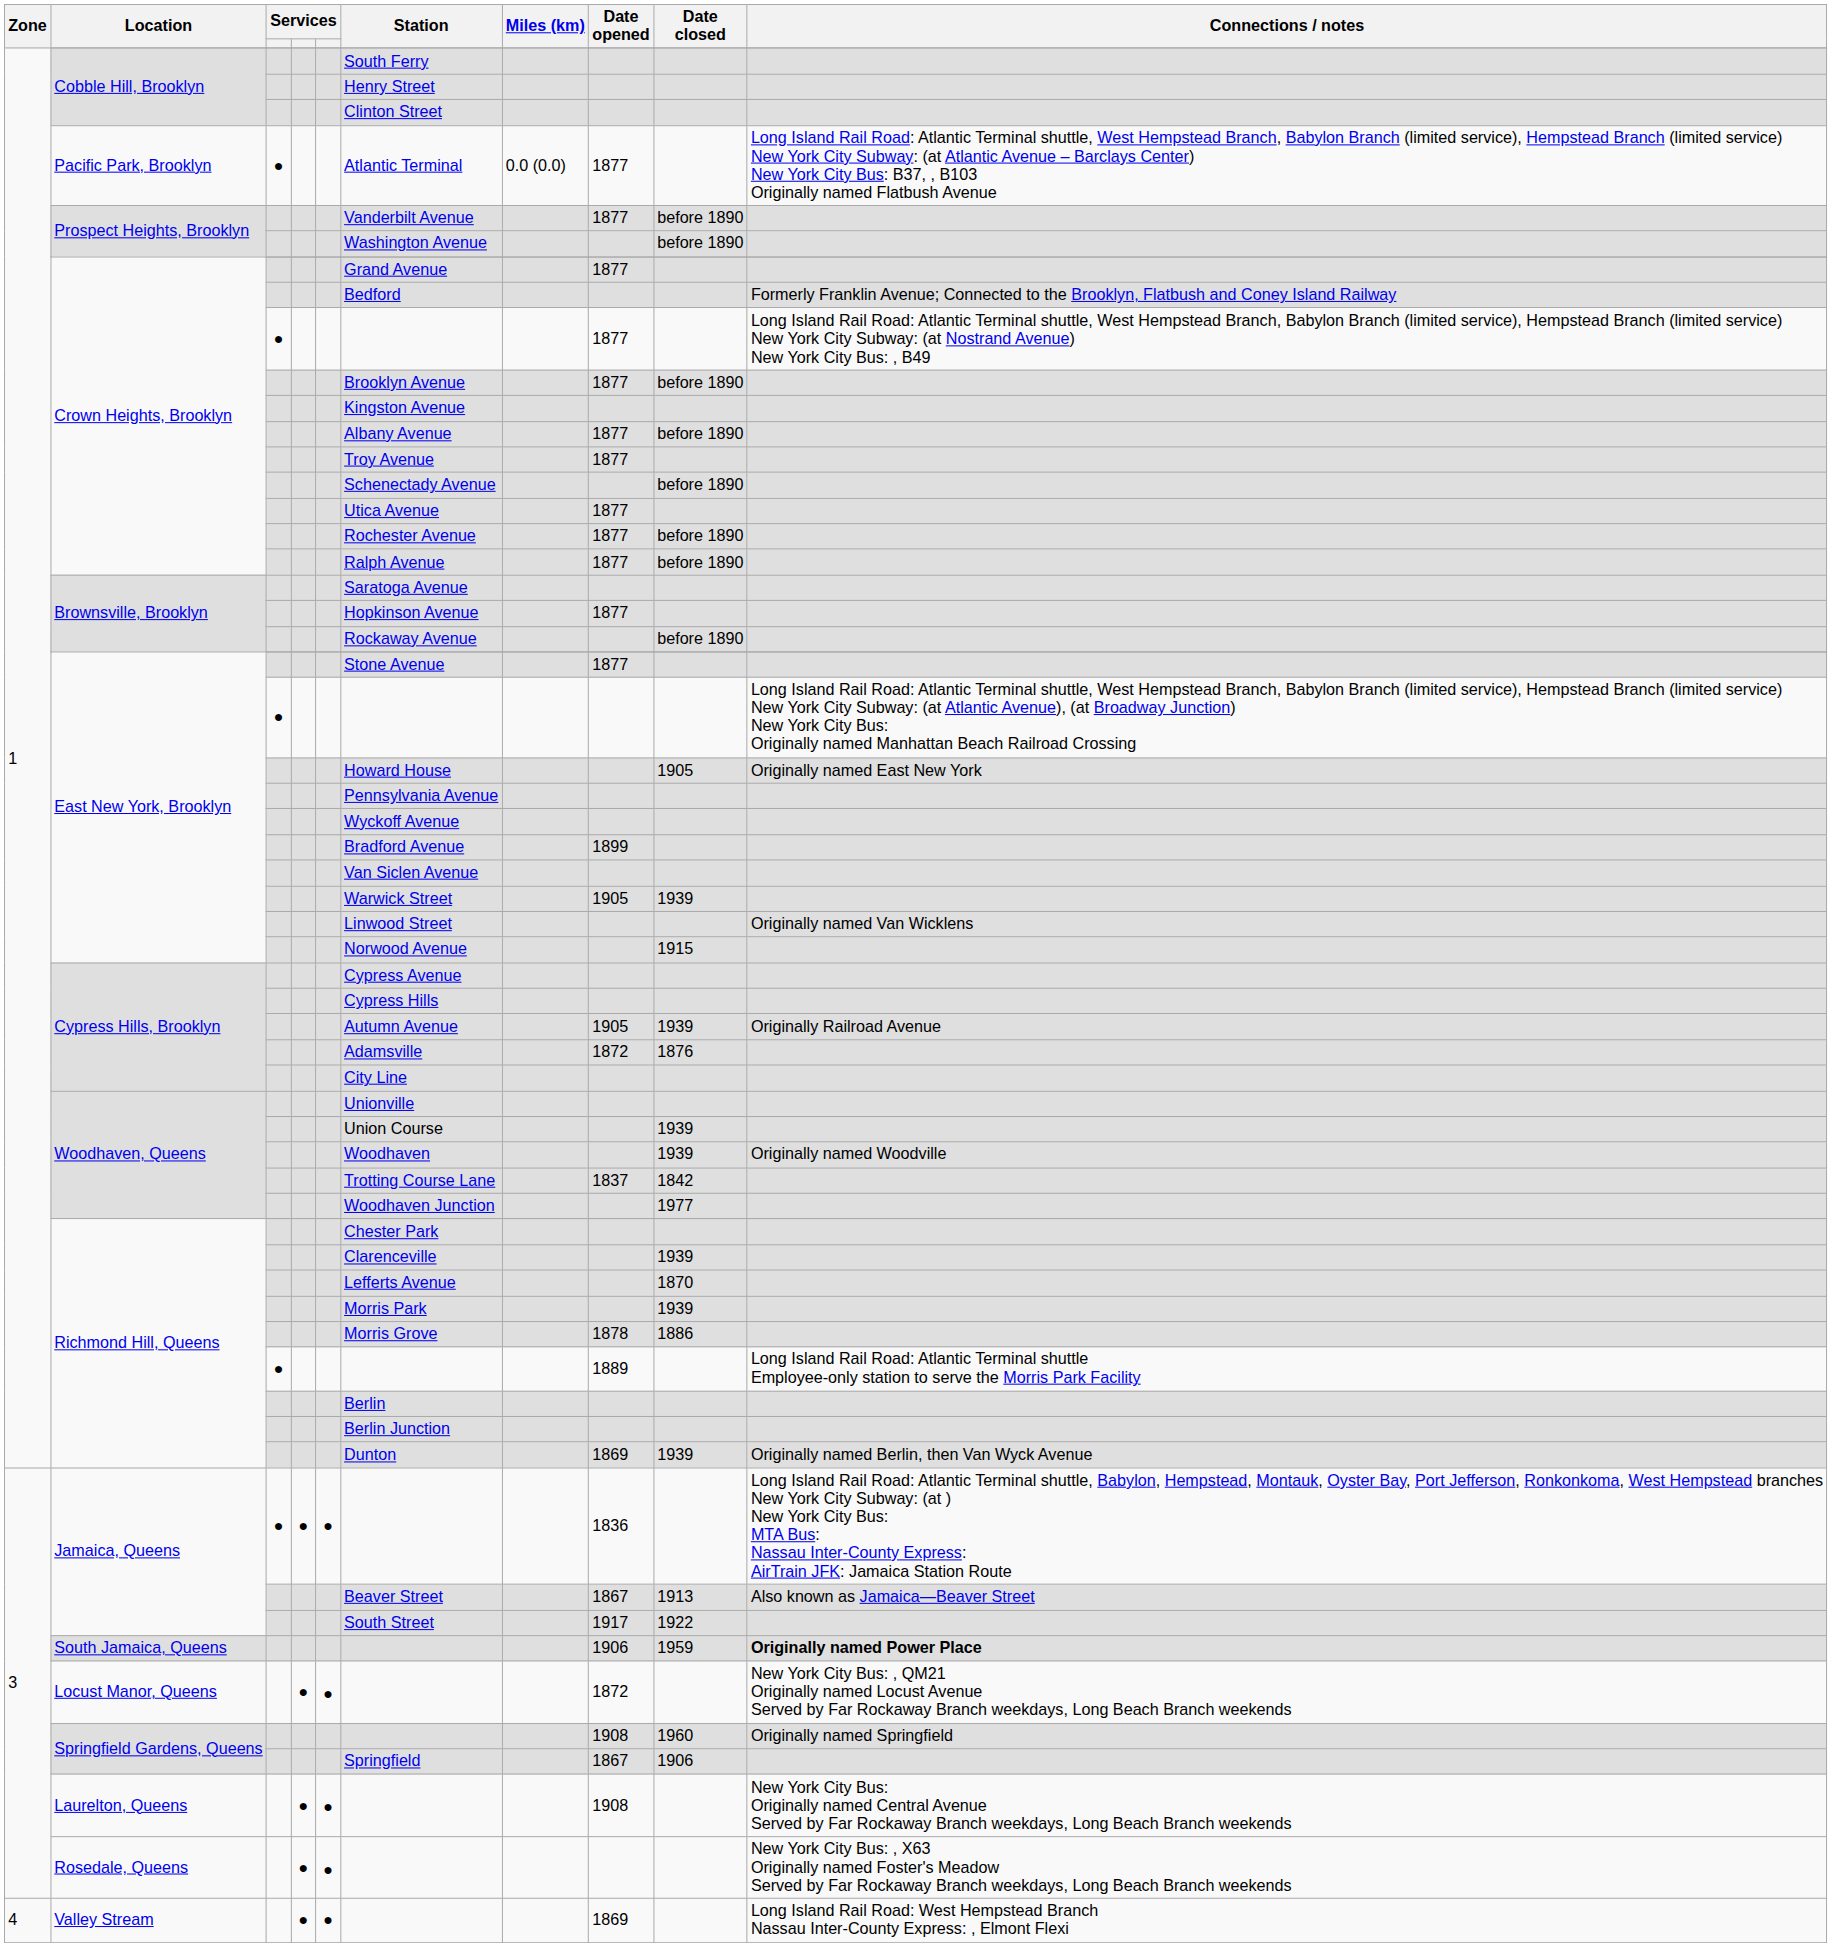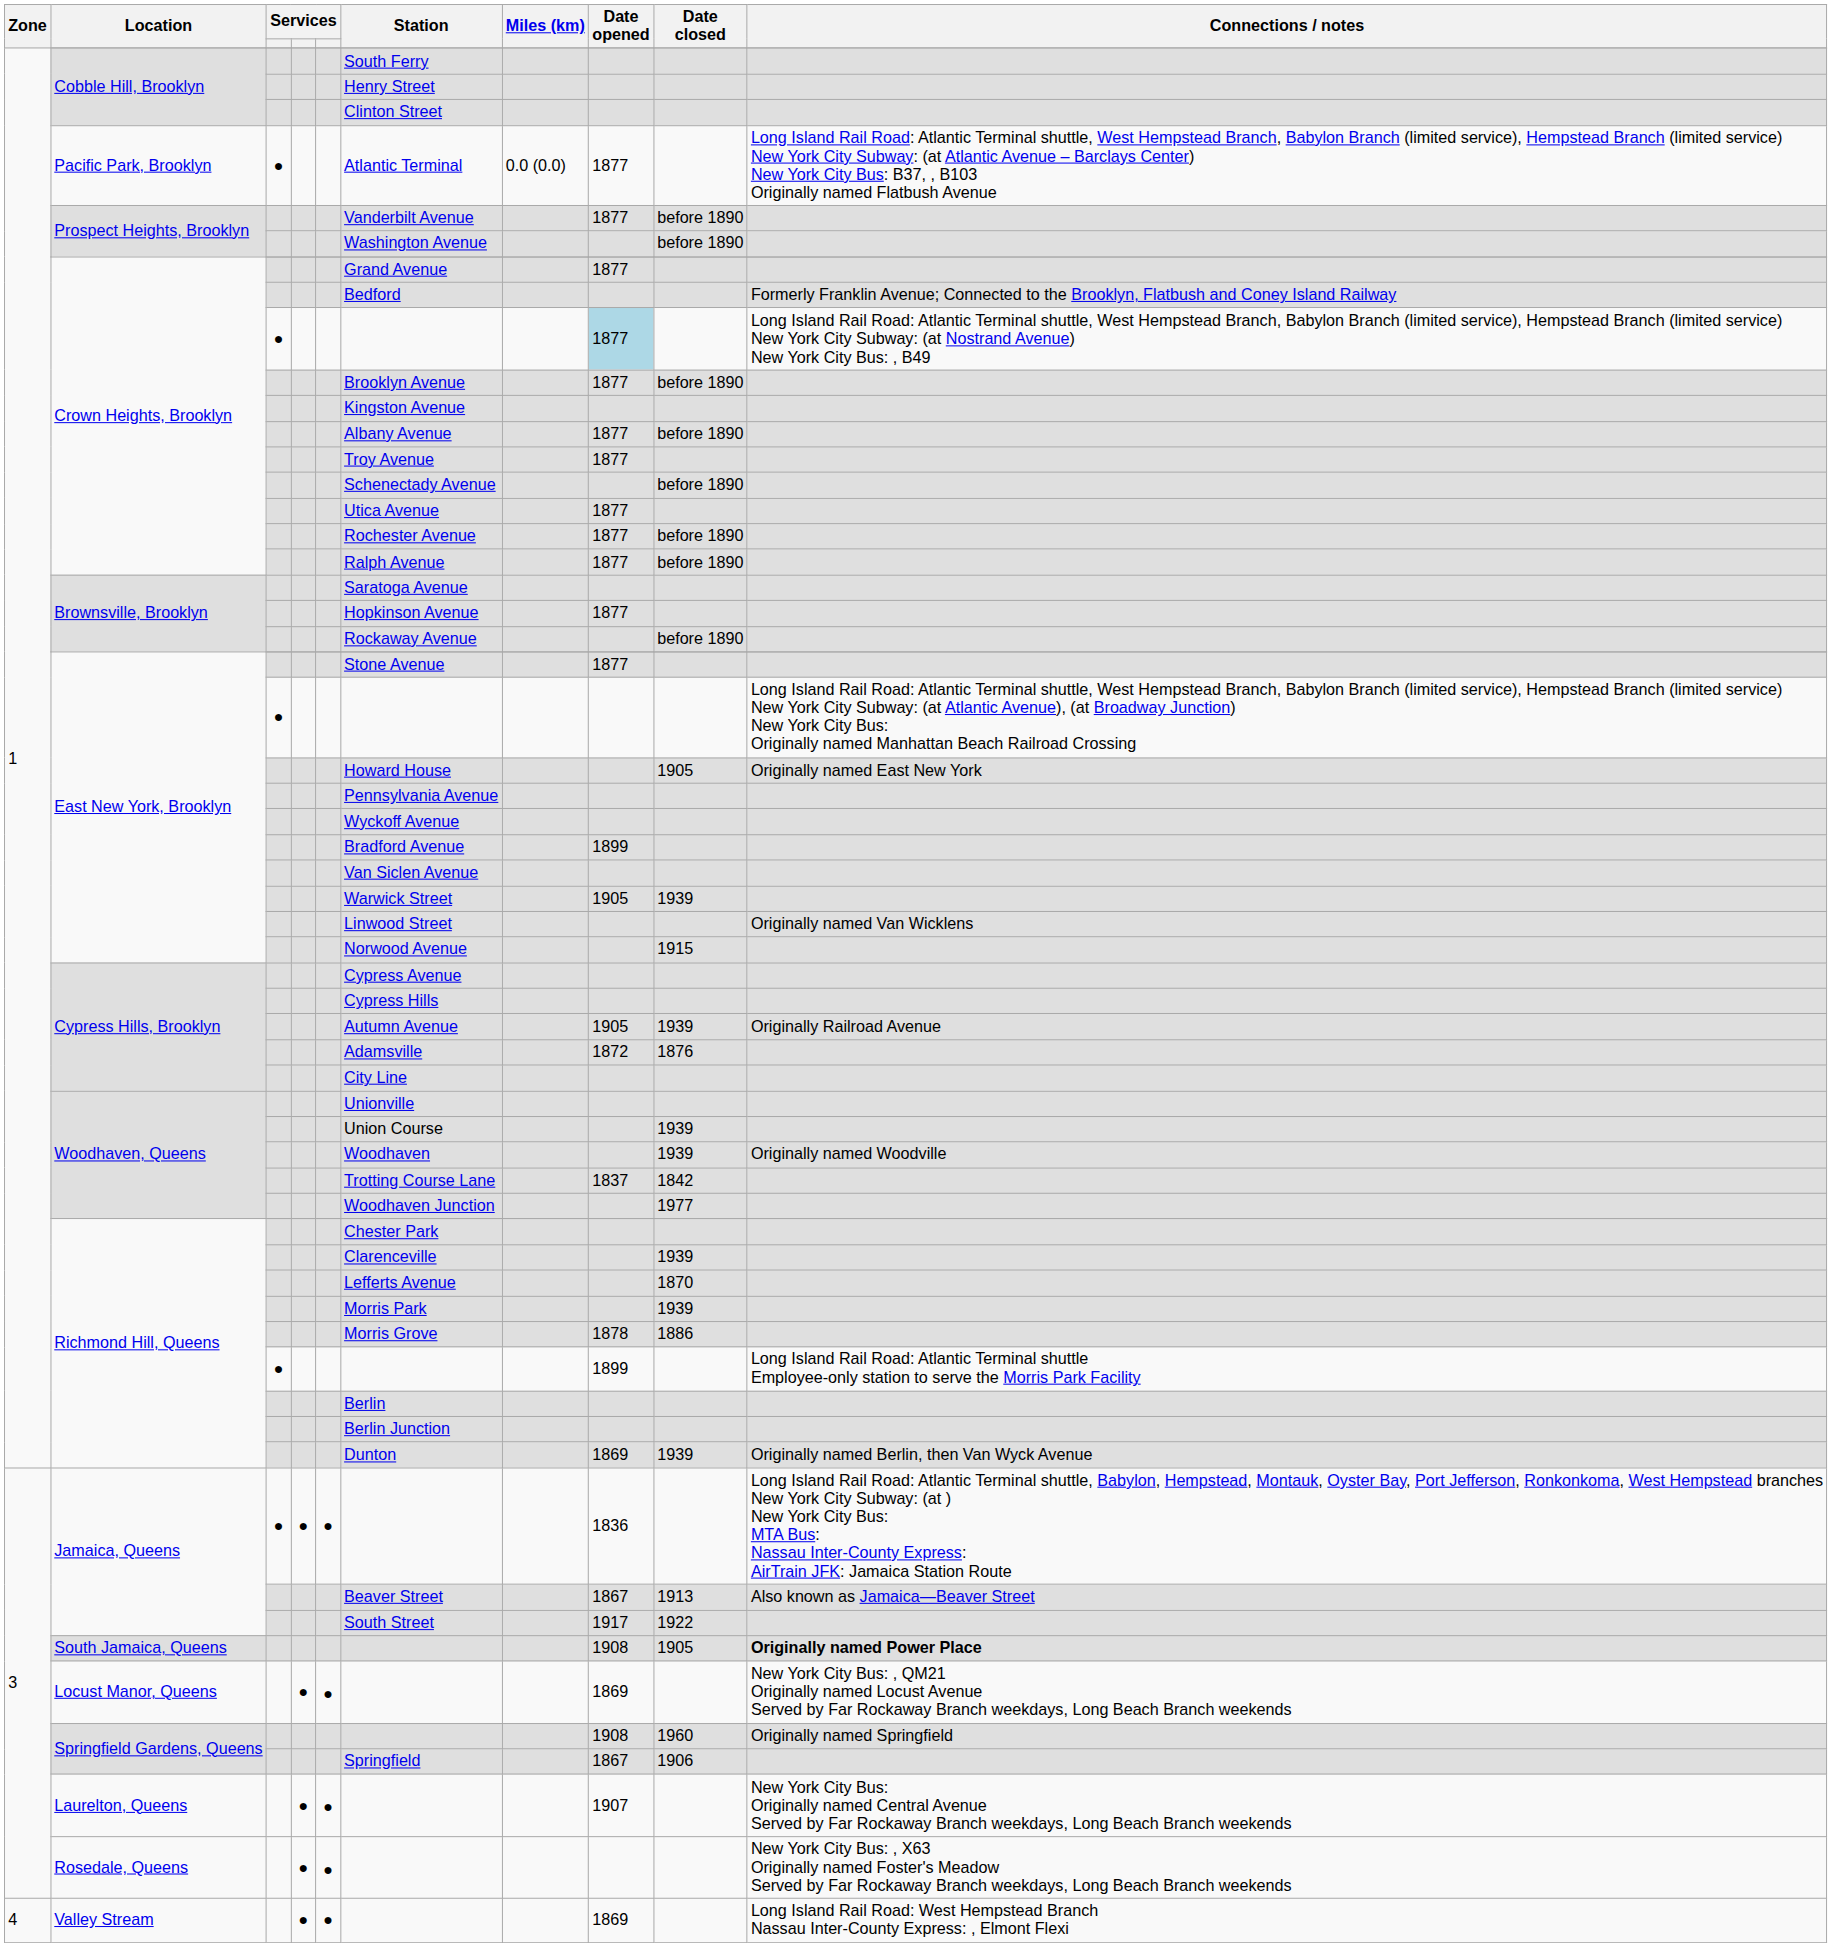(610, 338) no background -> (610, 338) lightblue background
(610, 1368) 1889 -> (610, 1368) 1899
(610, 1648) 1906 -> (610, 1648) 1908
(675, 1648) 1959 -> (675, 1648) 1905
(610, 1692) 1872 -> (610, 1692) 1869
(610, 1805) 1908 -> (610, 1805) 1907
